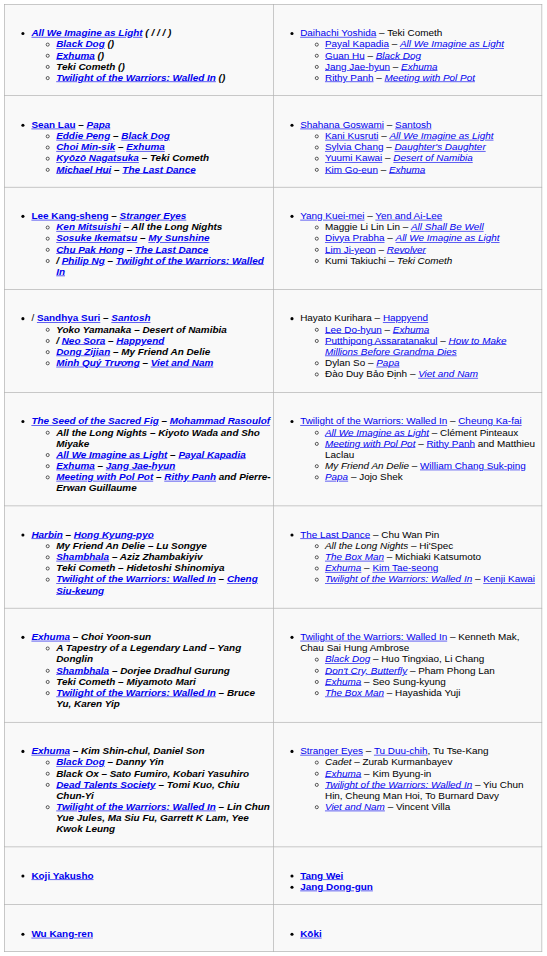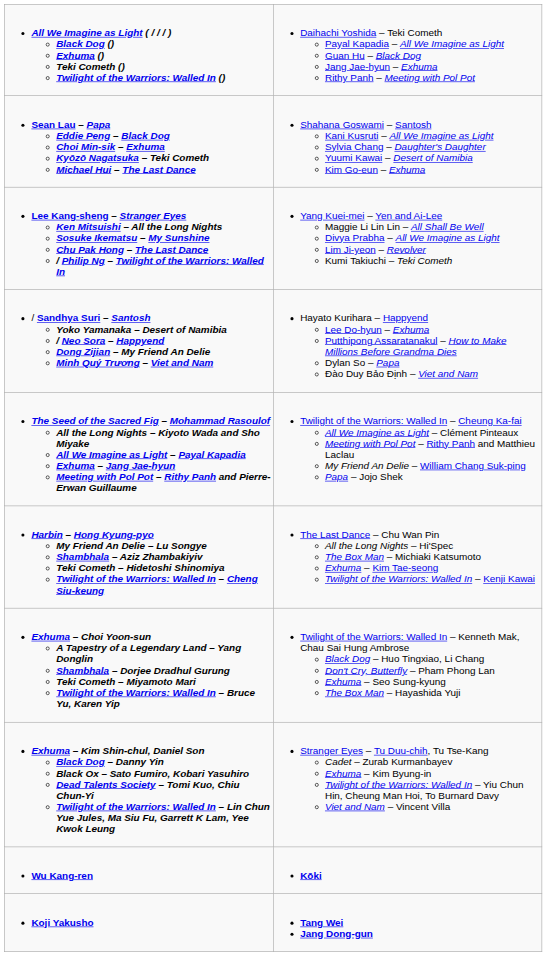rows swapped: (139, 876) <-> (139, 934)
